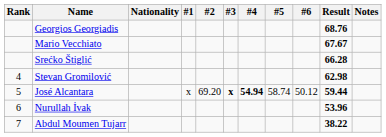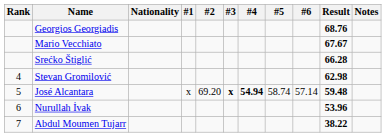(306, 92) 50.12 -> (306, 92) 57.14
(336, 92) 59.44 -> (336, 92) 59.48
